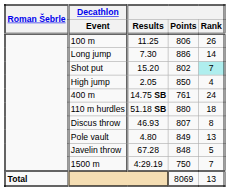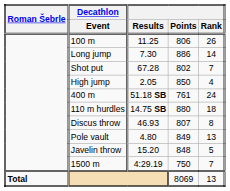(148, 69) 15.20 -> (148, 69) 67.28
(211, 69) paleturquoise background -> (211, 69) no background
(148, 96) 14.75 SB -> (148, 96) 51.18 SB
(148, 109) 51.18 SB -> (148, 109) 14.75 SB
(148, 150) 67.28 -> (148, 150) 15.20
